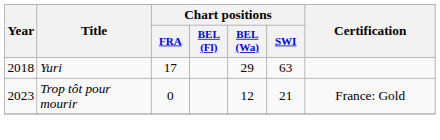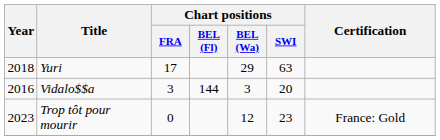+ row: (67, 88)
(286, 96) 21 -> (286, 117) 23
